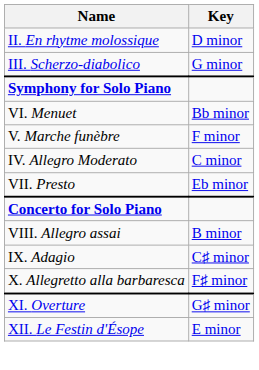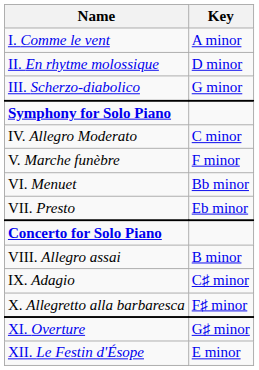+ row: (59, 40)
rows swapped: (72, 160) <-> (42, 112)
